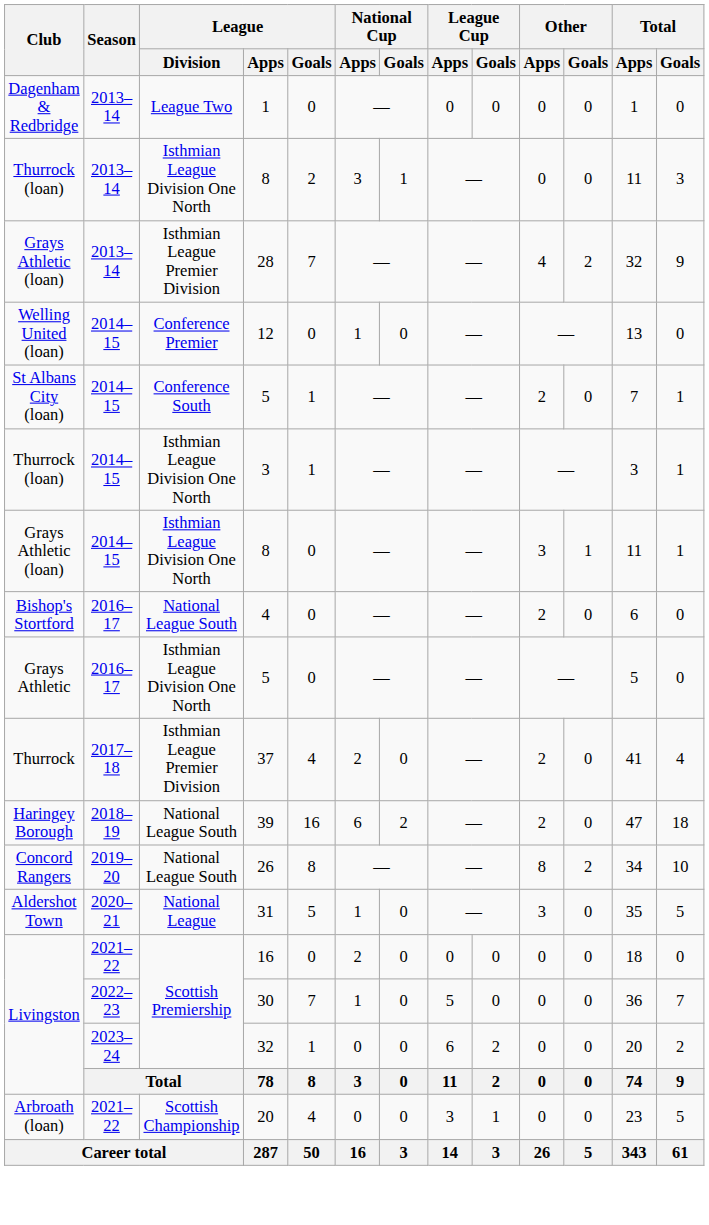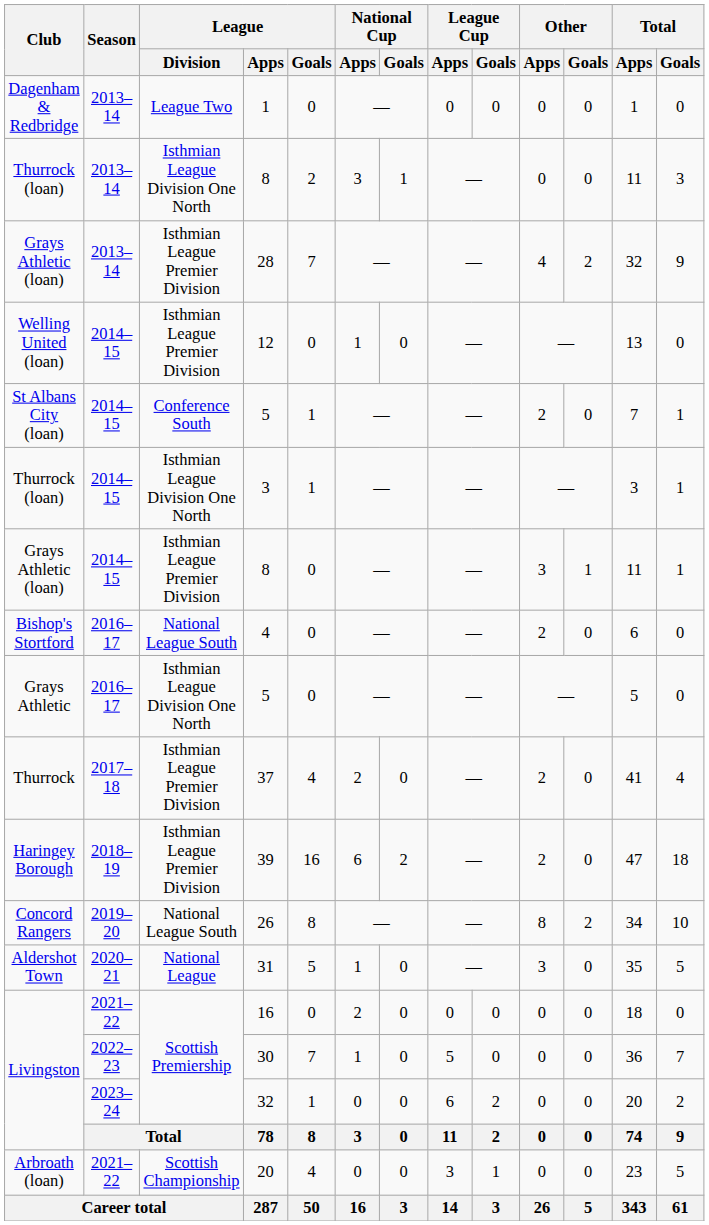(192, 333) Conference Premier -> (192, 342) Isthmian League Premier Division
(192, 551) Isthmian League Division One North -> (192, 569) Isthmian League Premier Division
(192, 822) National League South -> (192, 859) Isthmian League Premier Division
